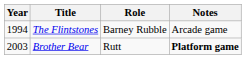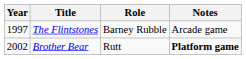(17, 29) 1994 -> (17, 29) 1997
(17, 46) 2003 -> (17, 46) 2002
